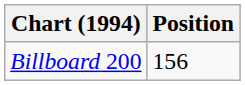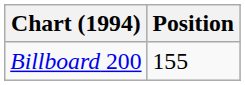(170, 60) 156 -> (170, 60) 155
